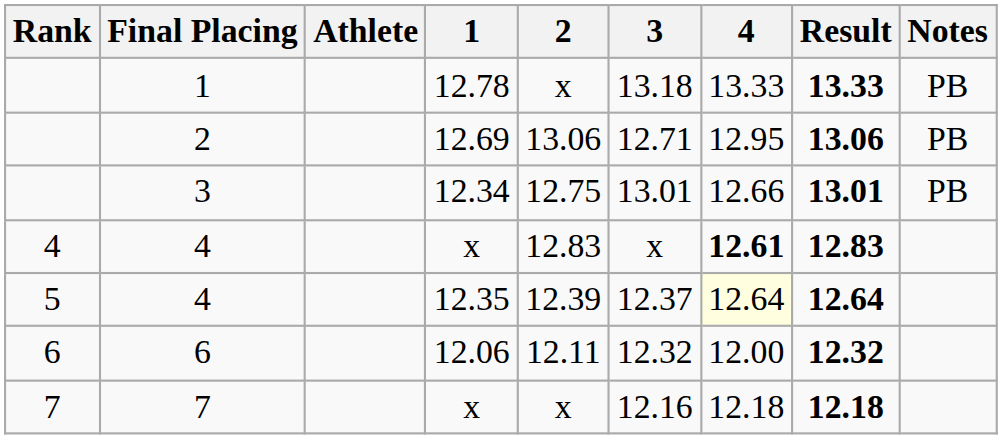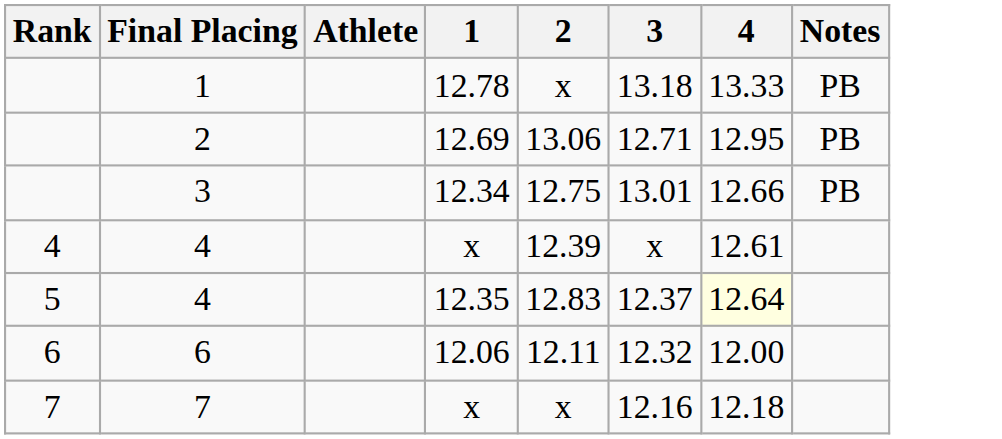- column: (846, 31)
(563, 245) 12.83 -> (563, 245) 12.39
(746, 245) bold -> (746, 245) normal
(563, 298) 12.39 -> (563, 298) 12.83
